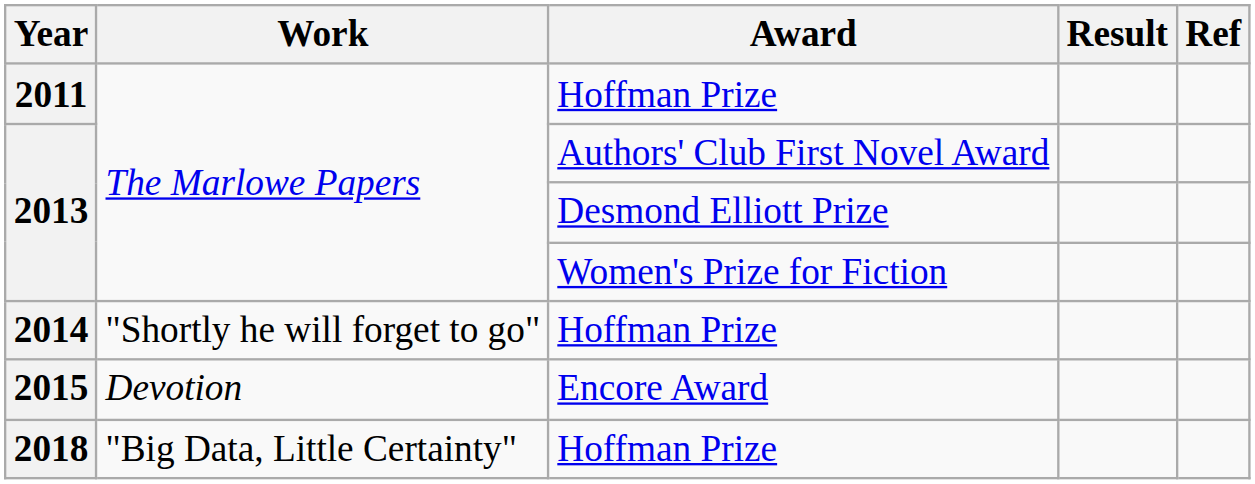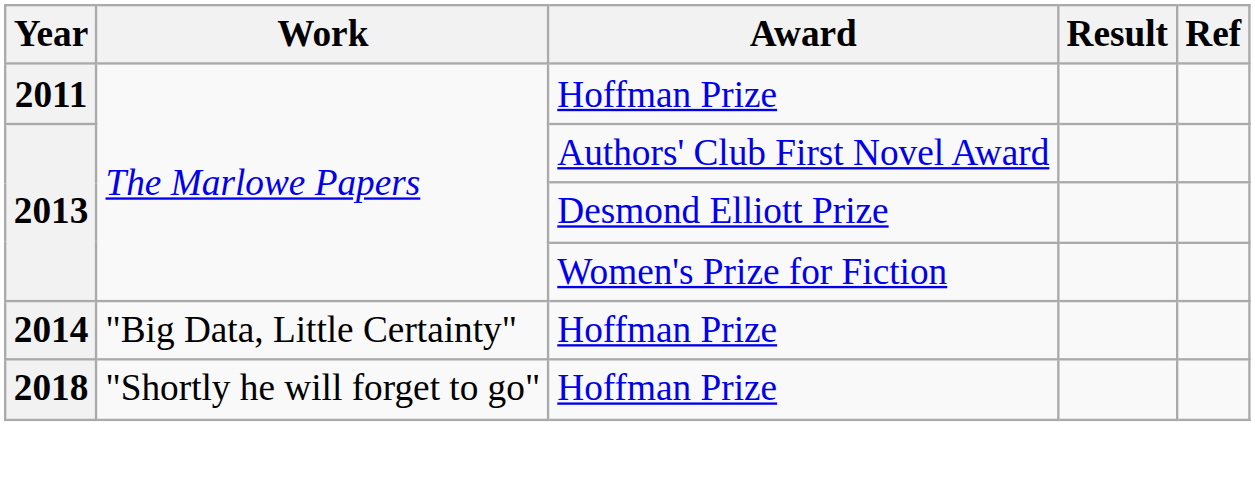(323, 329) "Shortly he will forget to go" -> (311, 329) "Big Data, Little Certainty"
- row: (51, 388)
(311, 447) "Big Data, Little Certainty" -> (323, 388) "Shortly he will forget to go"
